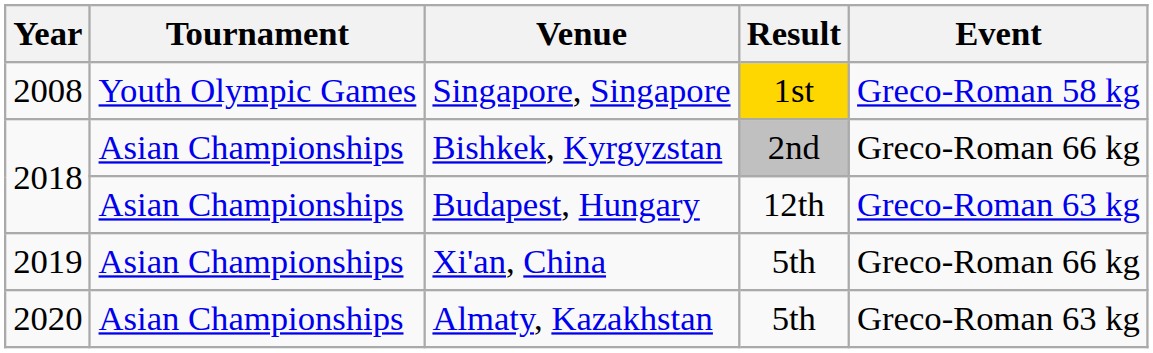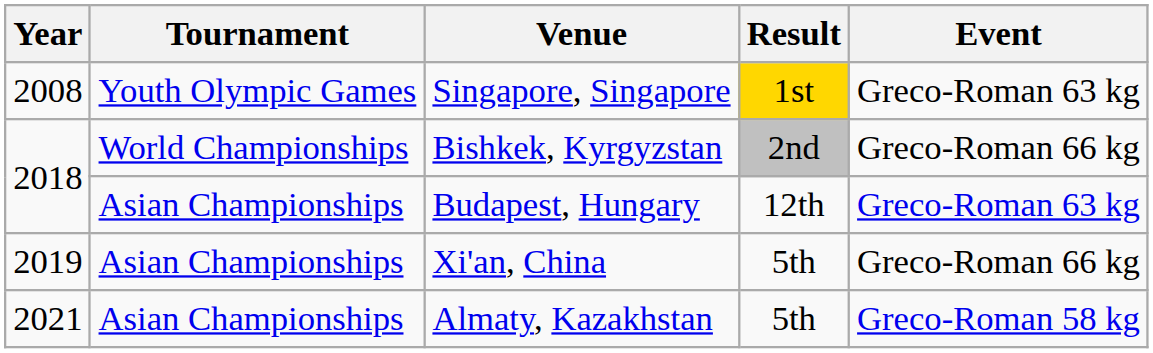(998, 90) Greco-Roman 58 kg -> (998, 90) Greco-Roman 63 kg
(251, 147) Asian Championships -> (253, 147) World Championships
(48, 318) 2020 -> (48, 318) 2021
(998, 318) Greco-Roman 63 kg -> (998, 318) Greco-Roman 58 kg
